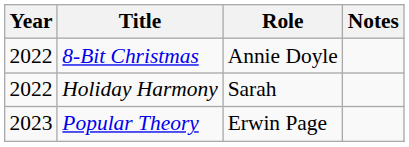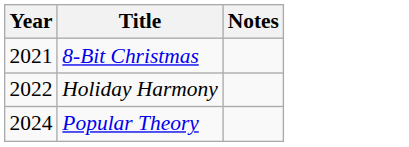- column: (283, 21)
(31, 55) 2022 -> (31, 55) 2021
(31, 123) 2023 -> (31, 123) 2024
